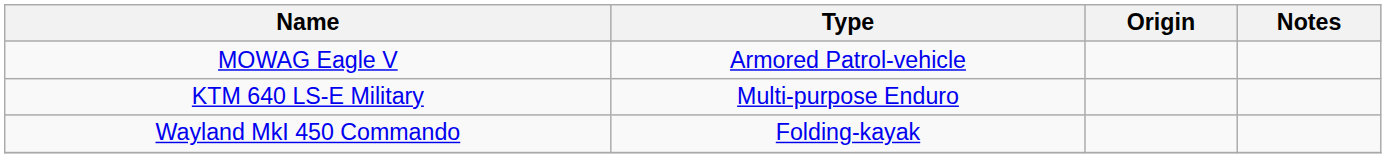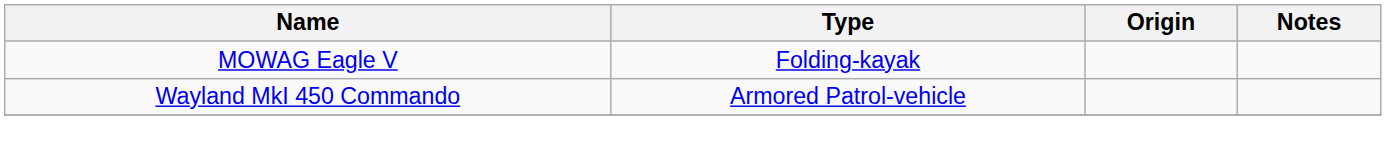(848, 59) Armored Patrol-vehicle -> (848, 59) Folding-kayak
- row: (308, 96)
(848, 133) Folding-kayak -> (848, 96) Armored Patrol-vehicle
